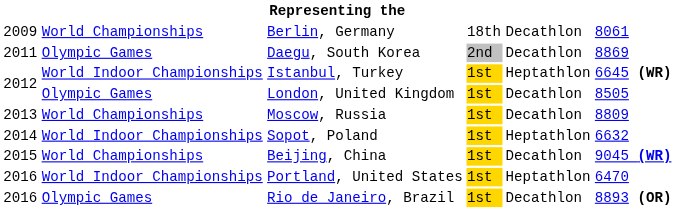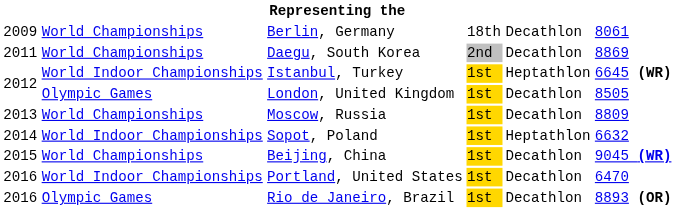(97, 53) Olympic Games -> (122, 53) World Championships
(548, 177) Heptathlon -> (544, 177) Decathlon
